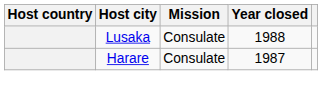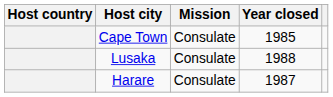+ row: (133, 37)
